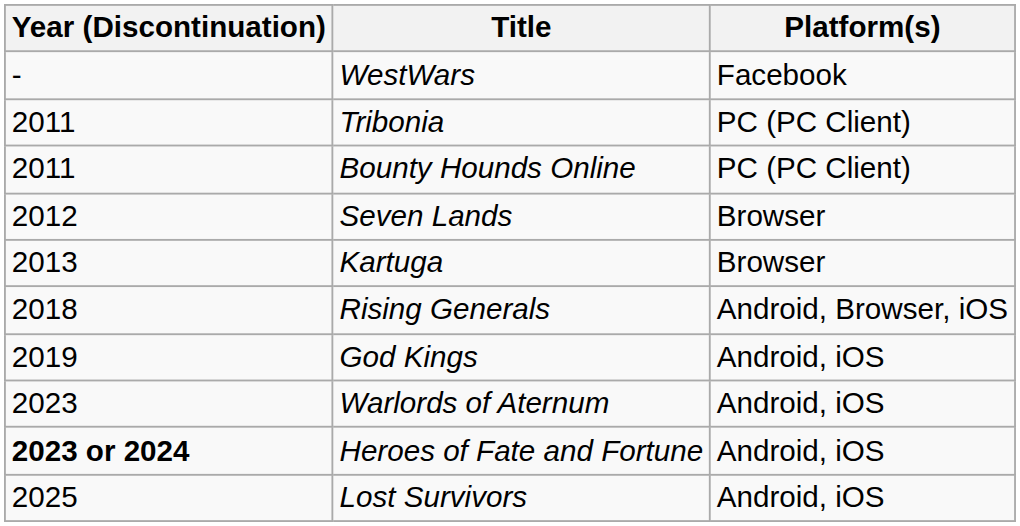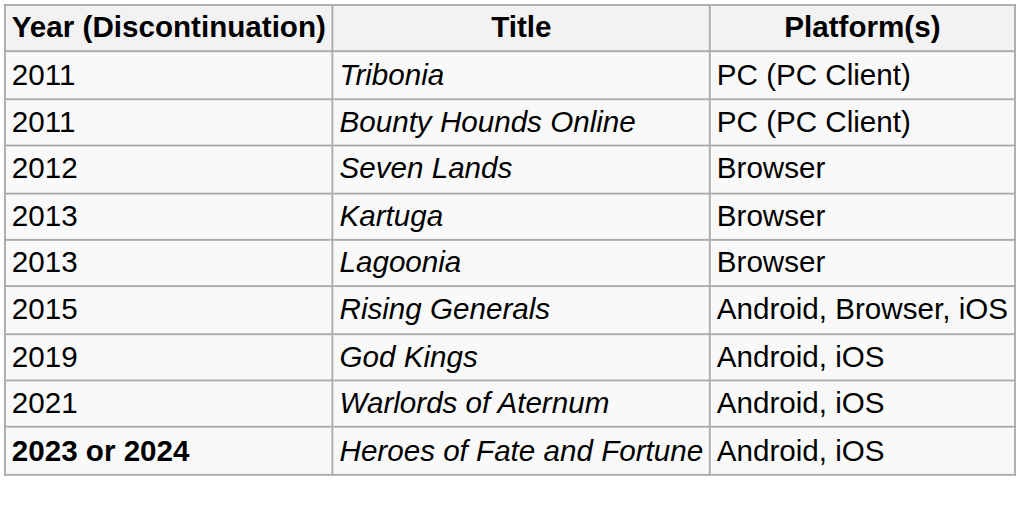- row: (407, 74)
+ row: (400, 262)
(45, 309) 2018 -> (45, 309) 2015
(45, 403) 2023 -> (45, 403) 2021
- row: (433, 497)
